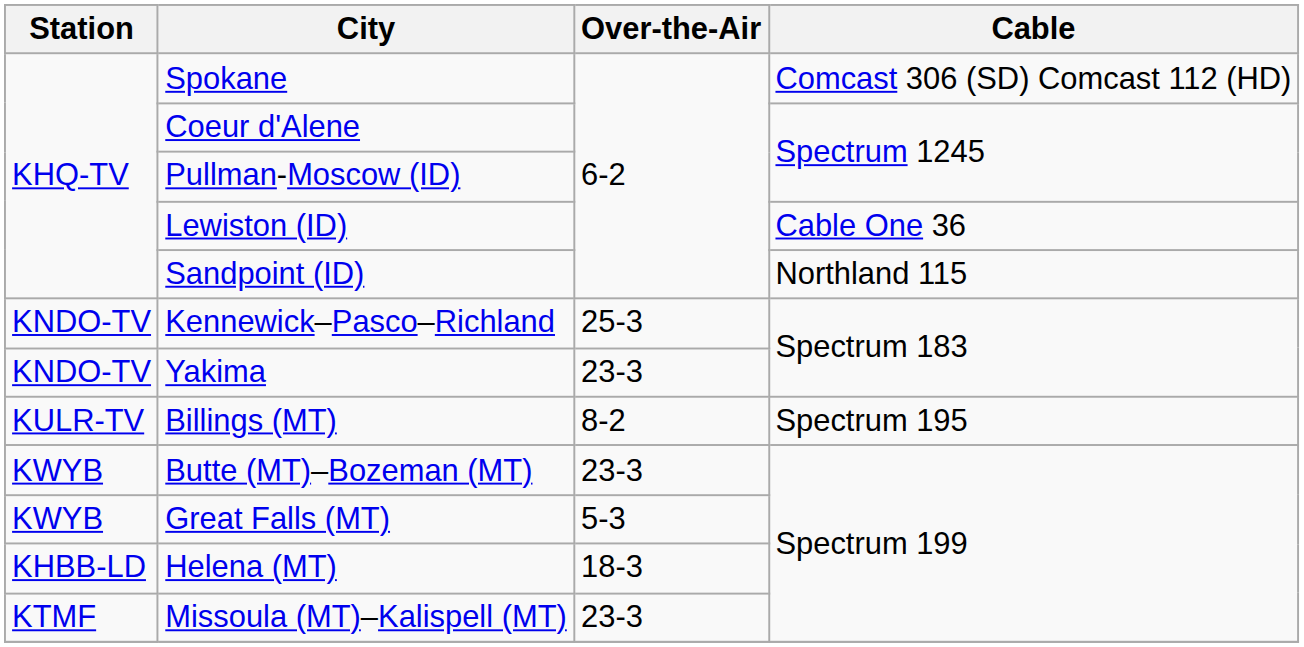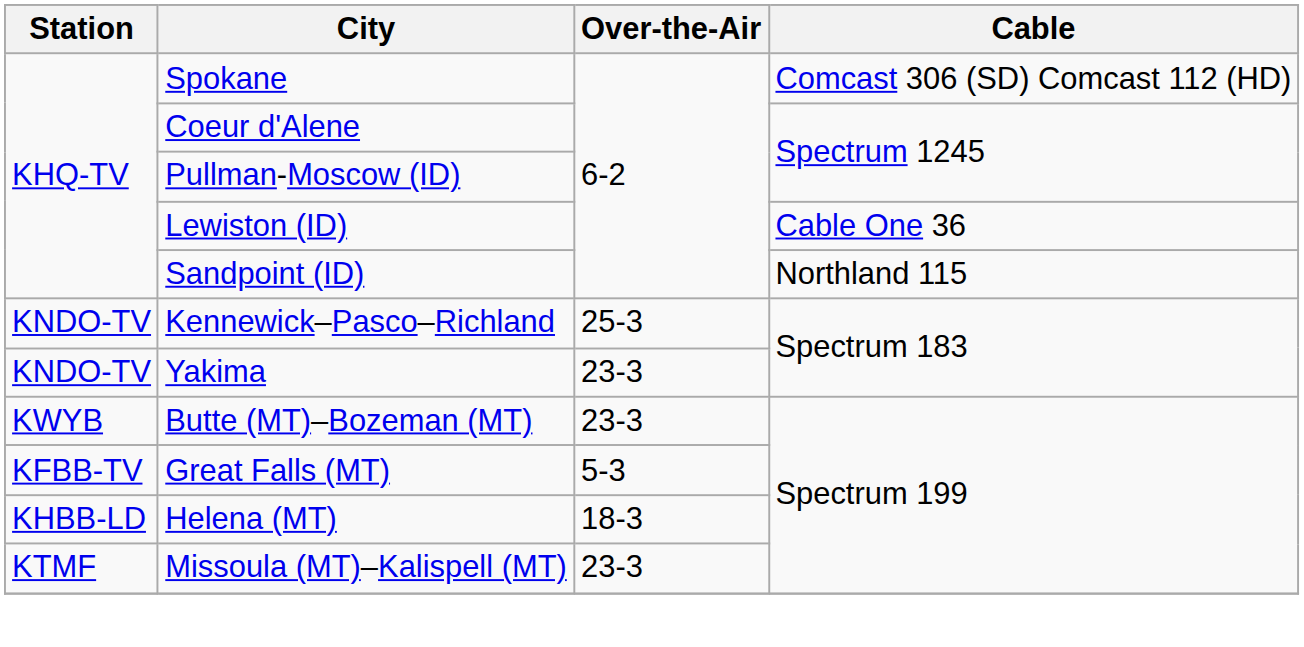- row: (251, 420)
(58, 518) KWYB -> (77, 469) KFBB-TV
